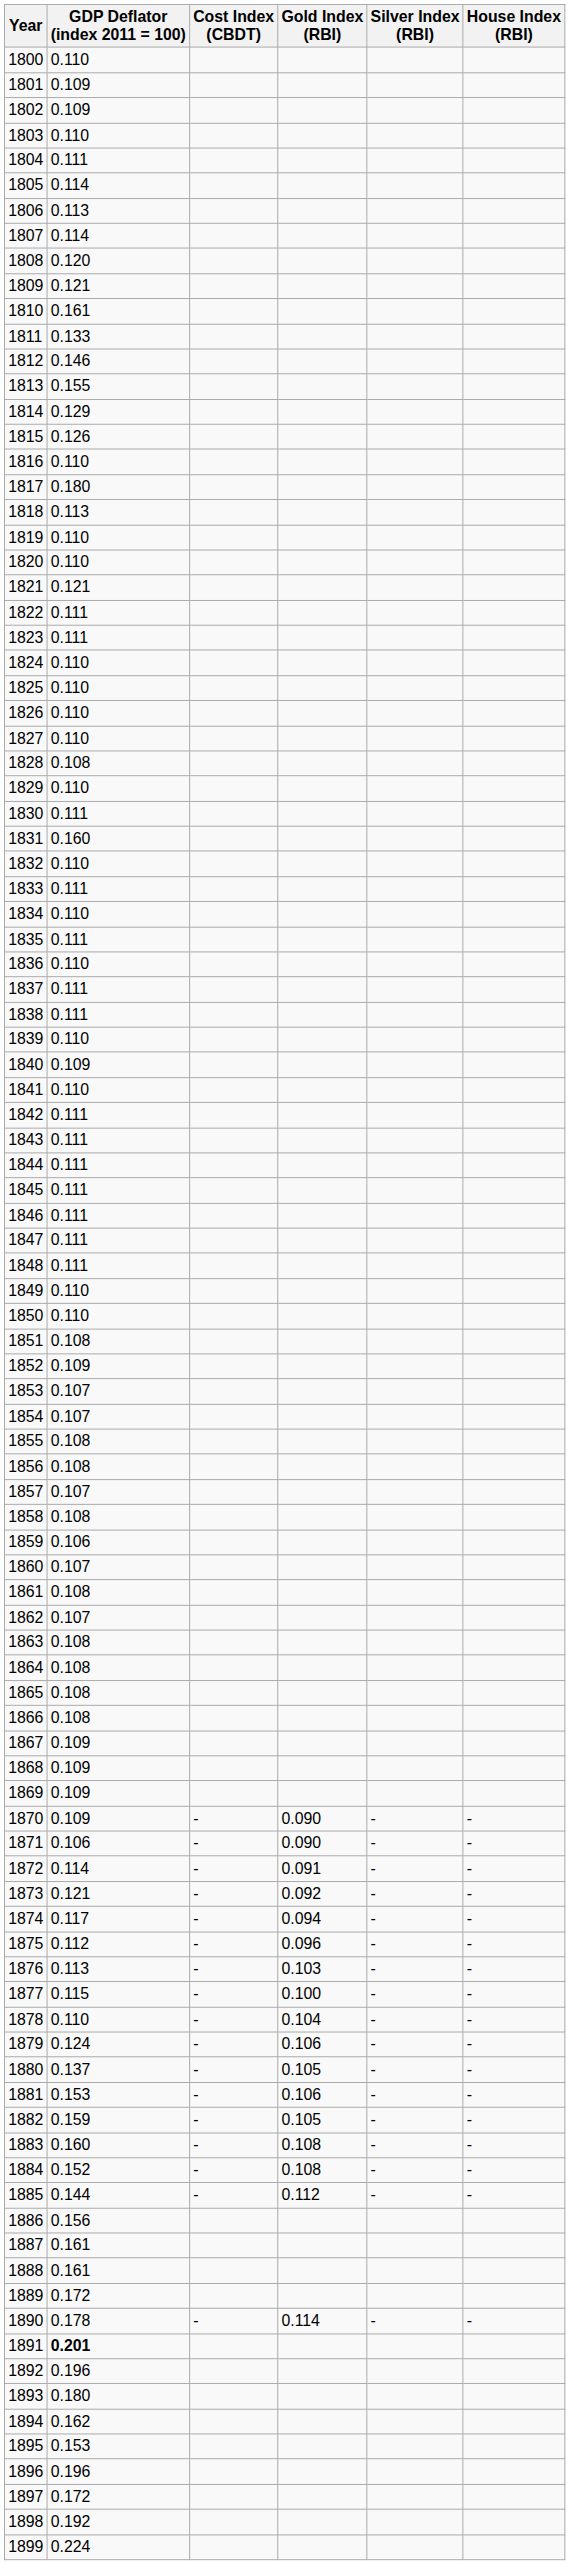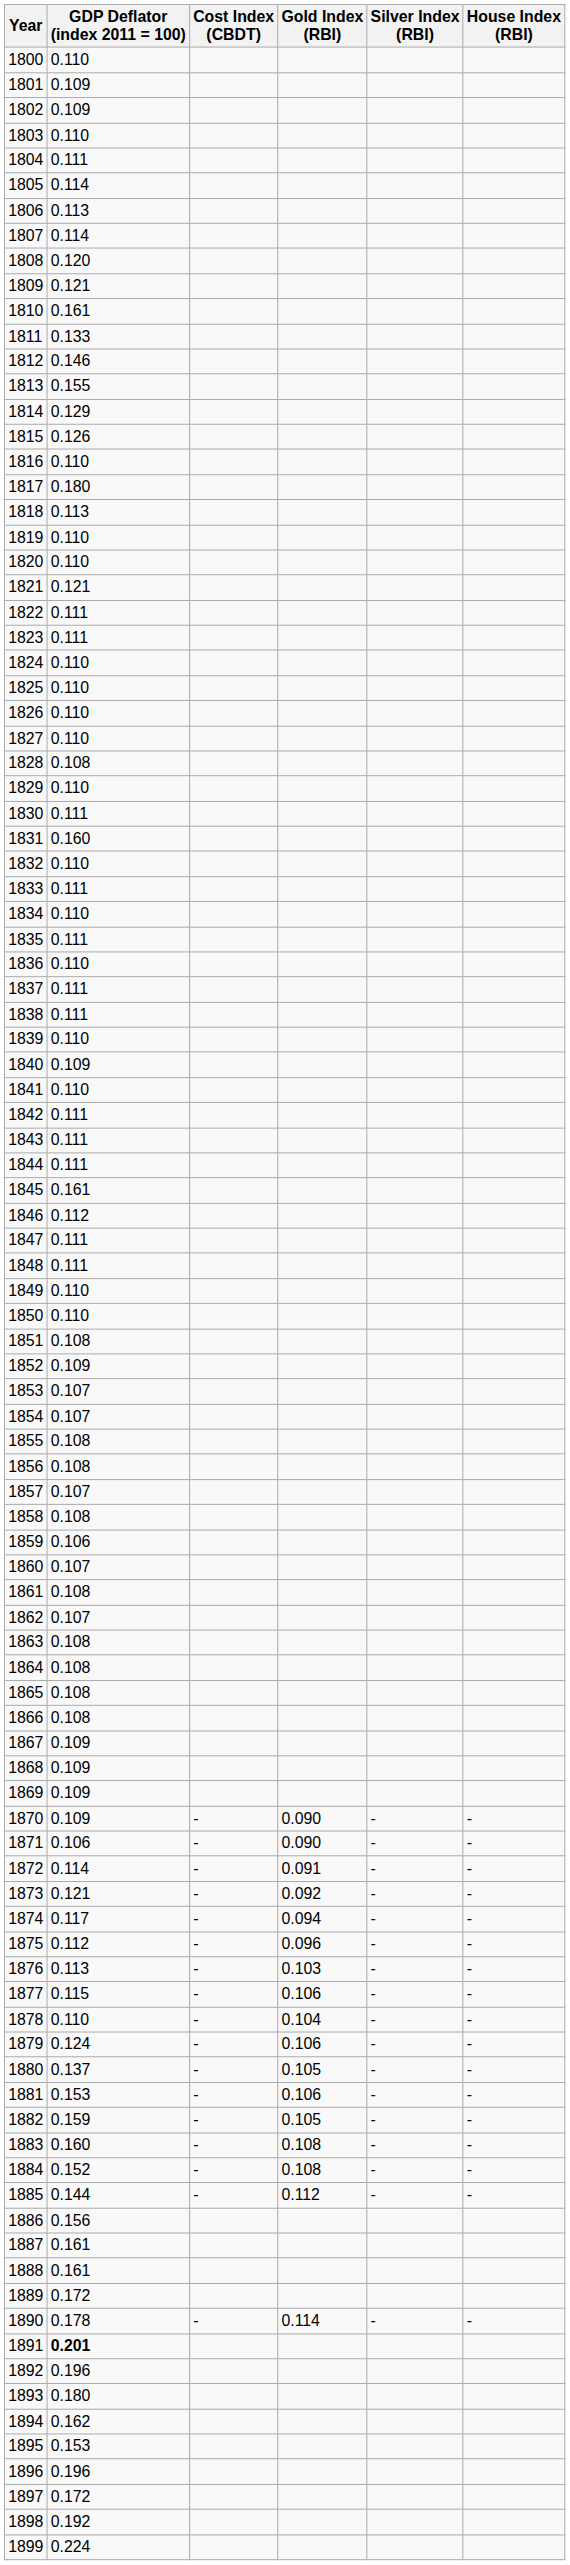(69, 1190) 0.111 -> (71, 1190) 0.161
(69, 1215) 0.111 -> (70, 1215) 0.112
(301, 1994) 0.100 -> (301, 1994) 0.106
